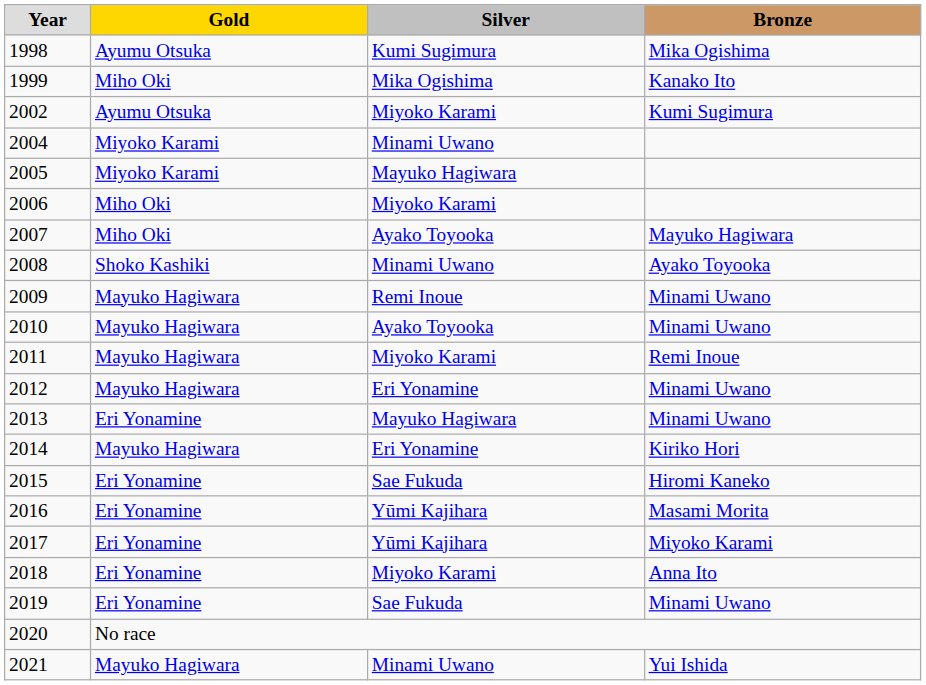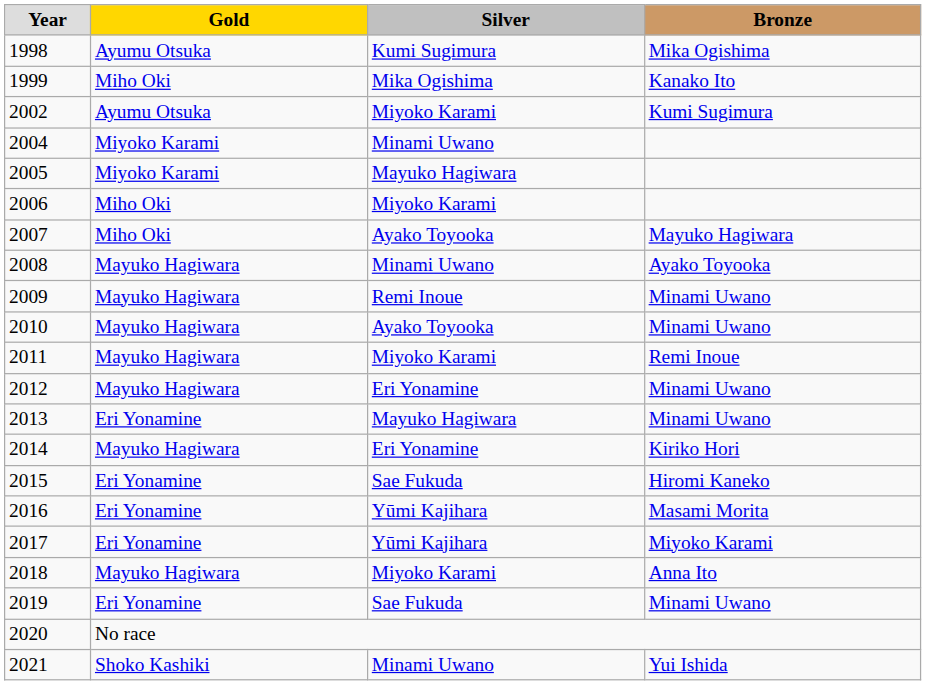(152, 265) Shoko Kashiki -> (167, 265) Mayuko Hagiwara
(148, 572) Eri Yonamine -> (167, 572) Mayuko Hagiwara
(167, 664) Mayuko Hagiwara -> (152, 664) Shoko Kashiki
